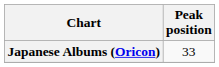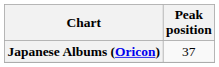(189, 51) 33 -> (189, 51) 37
